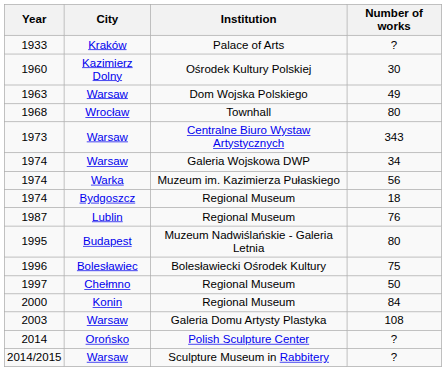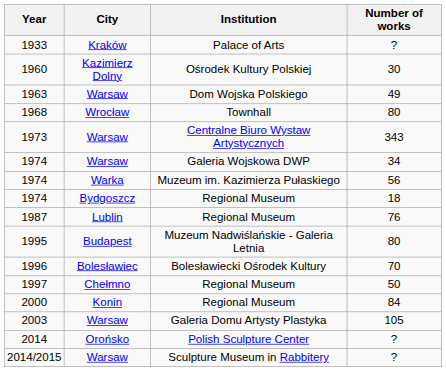(394, 266) 75 -> (394, 266) 70
(394, 321) 108 -> (394, 321) 105
